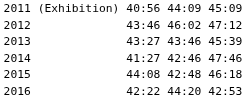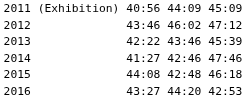(143, 41) 43:27 -> (143, 41) 42:22
(143, 91) 42:22 -> (143, 91) 43:27
